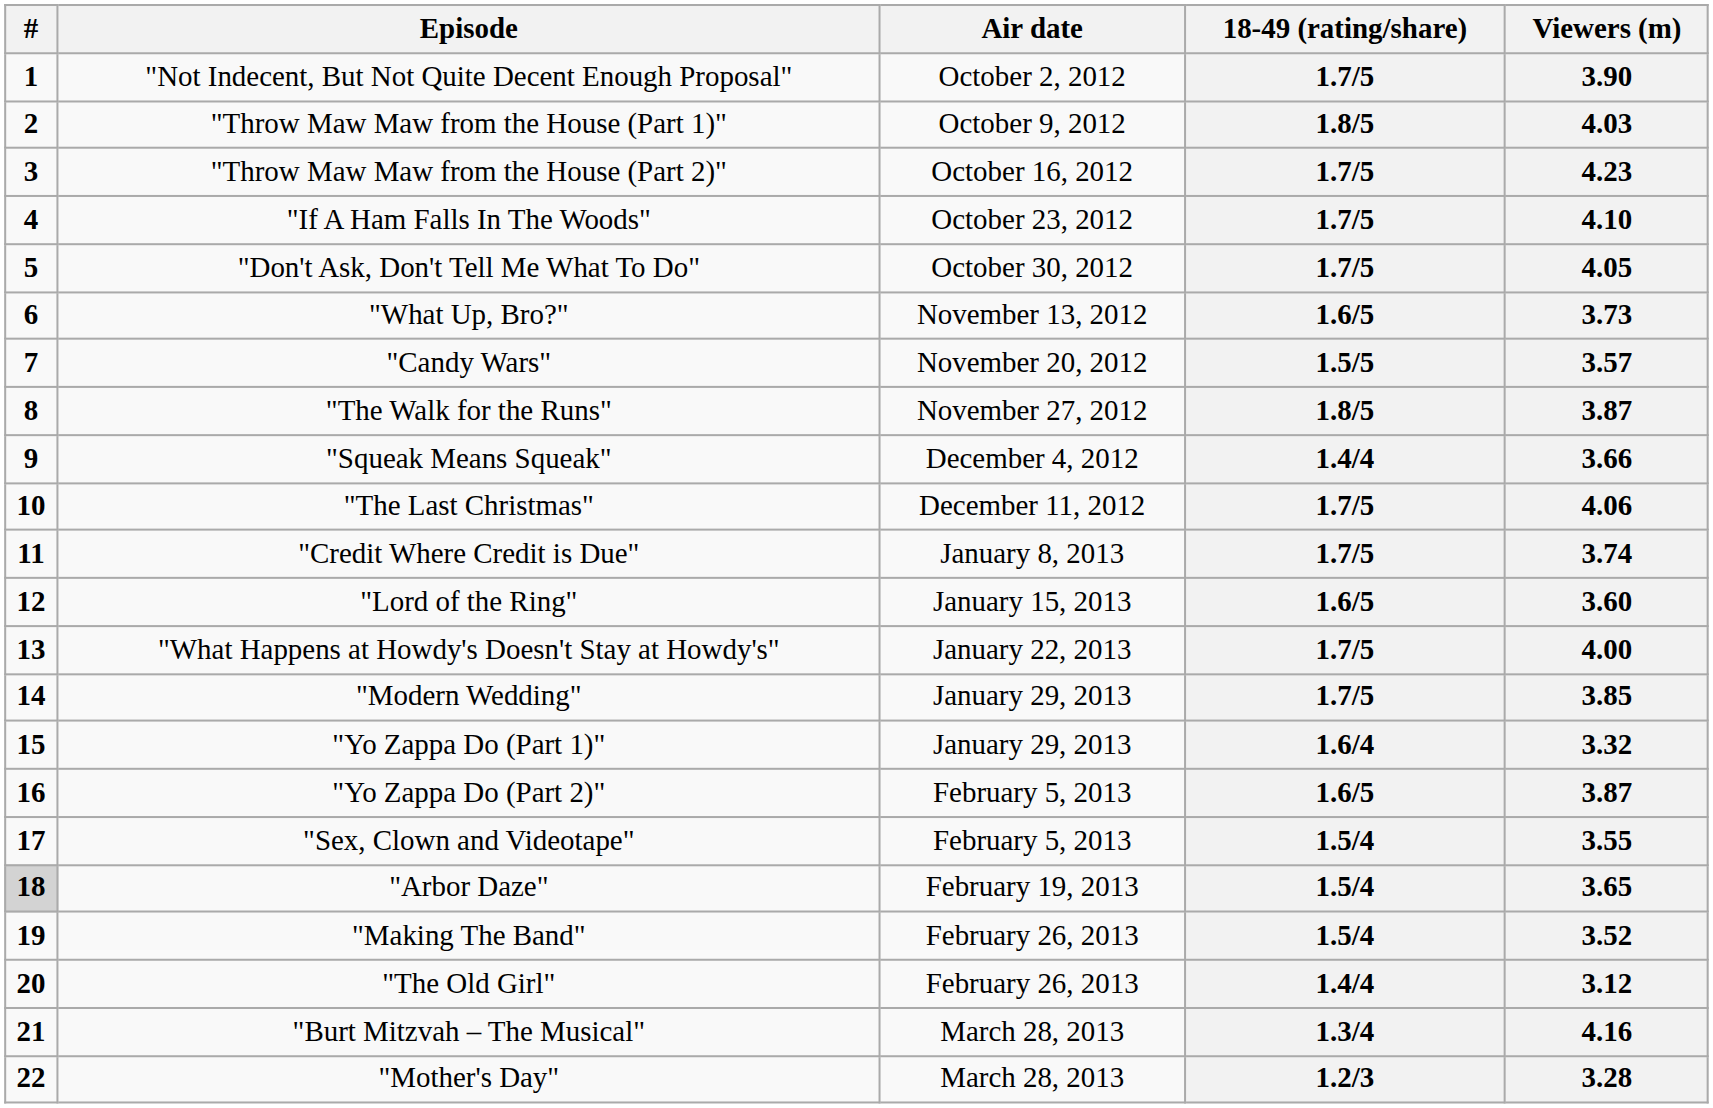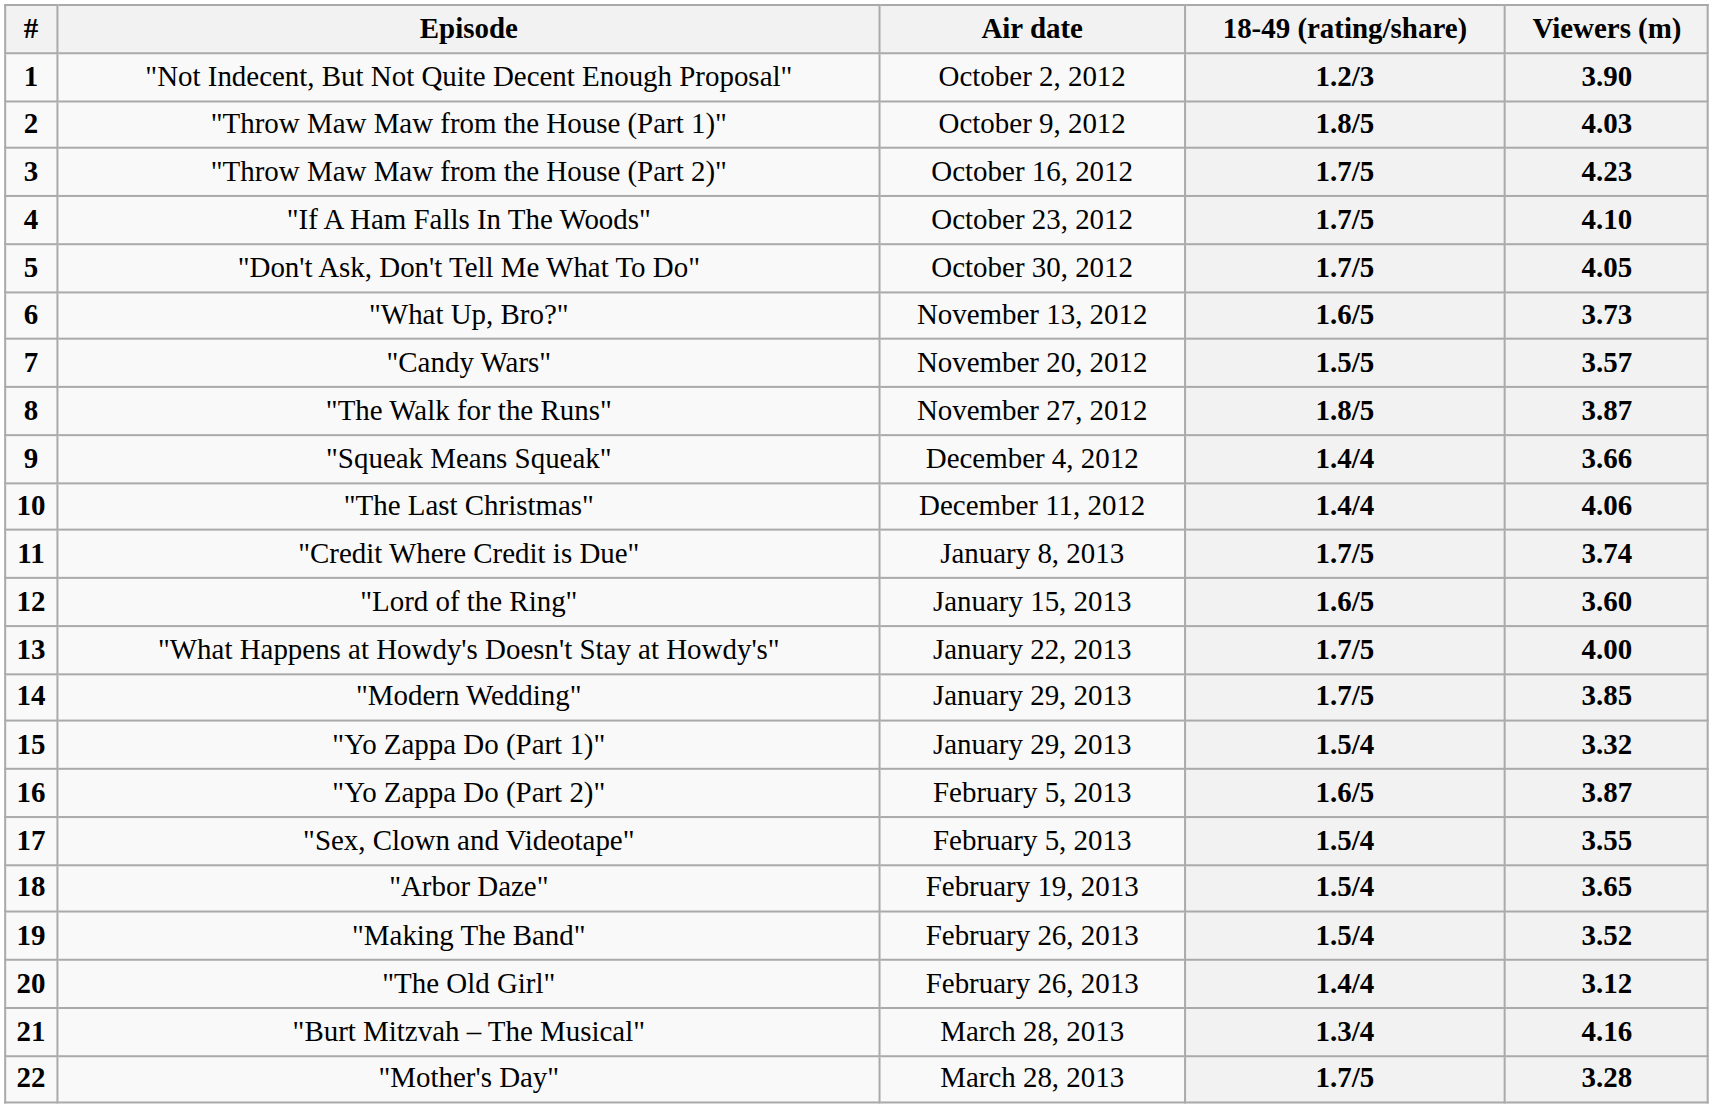(1345, 76) 1.7/5 -> (1345, 76) 1.2/3
(1345, 506) 1.7/5 -> (1345, 506) 1.4/4
(1345, 744) 1.6/4 -> (1345, 744) 1.5/4
(31, 888) lightgrey background -> (31, 888) no background
(1345, 1078) 1.2/3 -> (1345, 1078) 1.7/5
